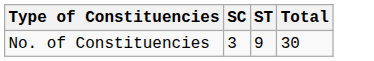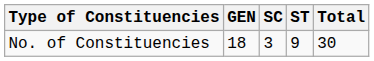+ column: (242, 18)
